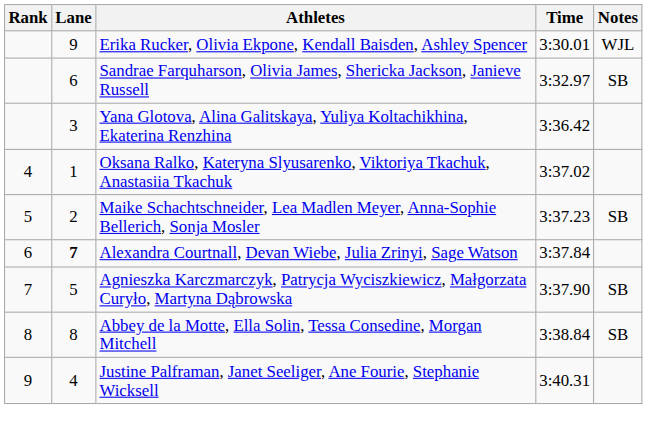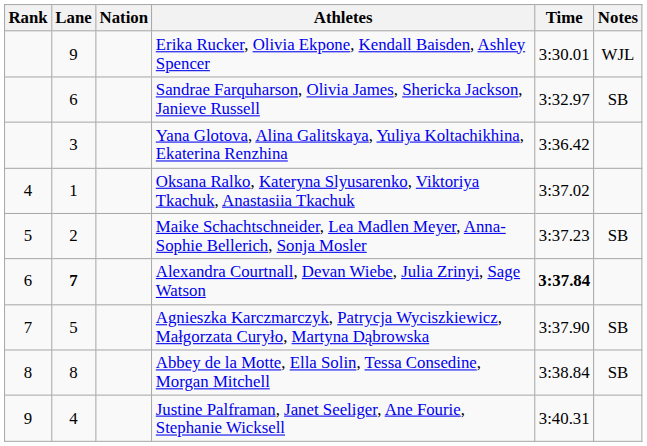+ column: (124, 17)
(565, 253) normal -> (564, 281) bold
